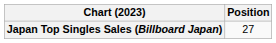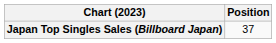(248, 30) 27 -> (248, 30) 37
